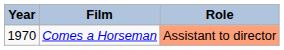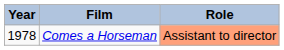(22, 35) 1970 -> (22, 35) 1978
